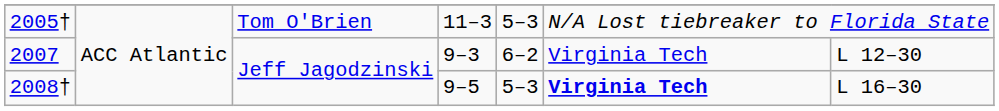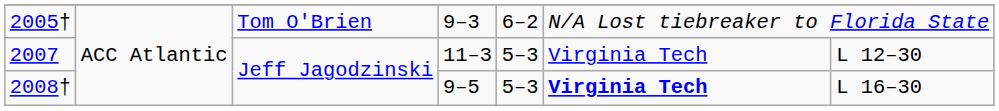(468, 21) 11–3 -> (461, 21) 9–3
(520, 21) 5–3 -> (520, 21) 6–2
(461, 55) 9–3 -> (468, 55) 11–3
(520, 55) 6–2 -> (520, 55) 5–3
